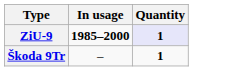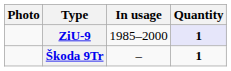+ column: (24, 14)
(100, 35) bold -> (139, 35) normal
